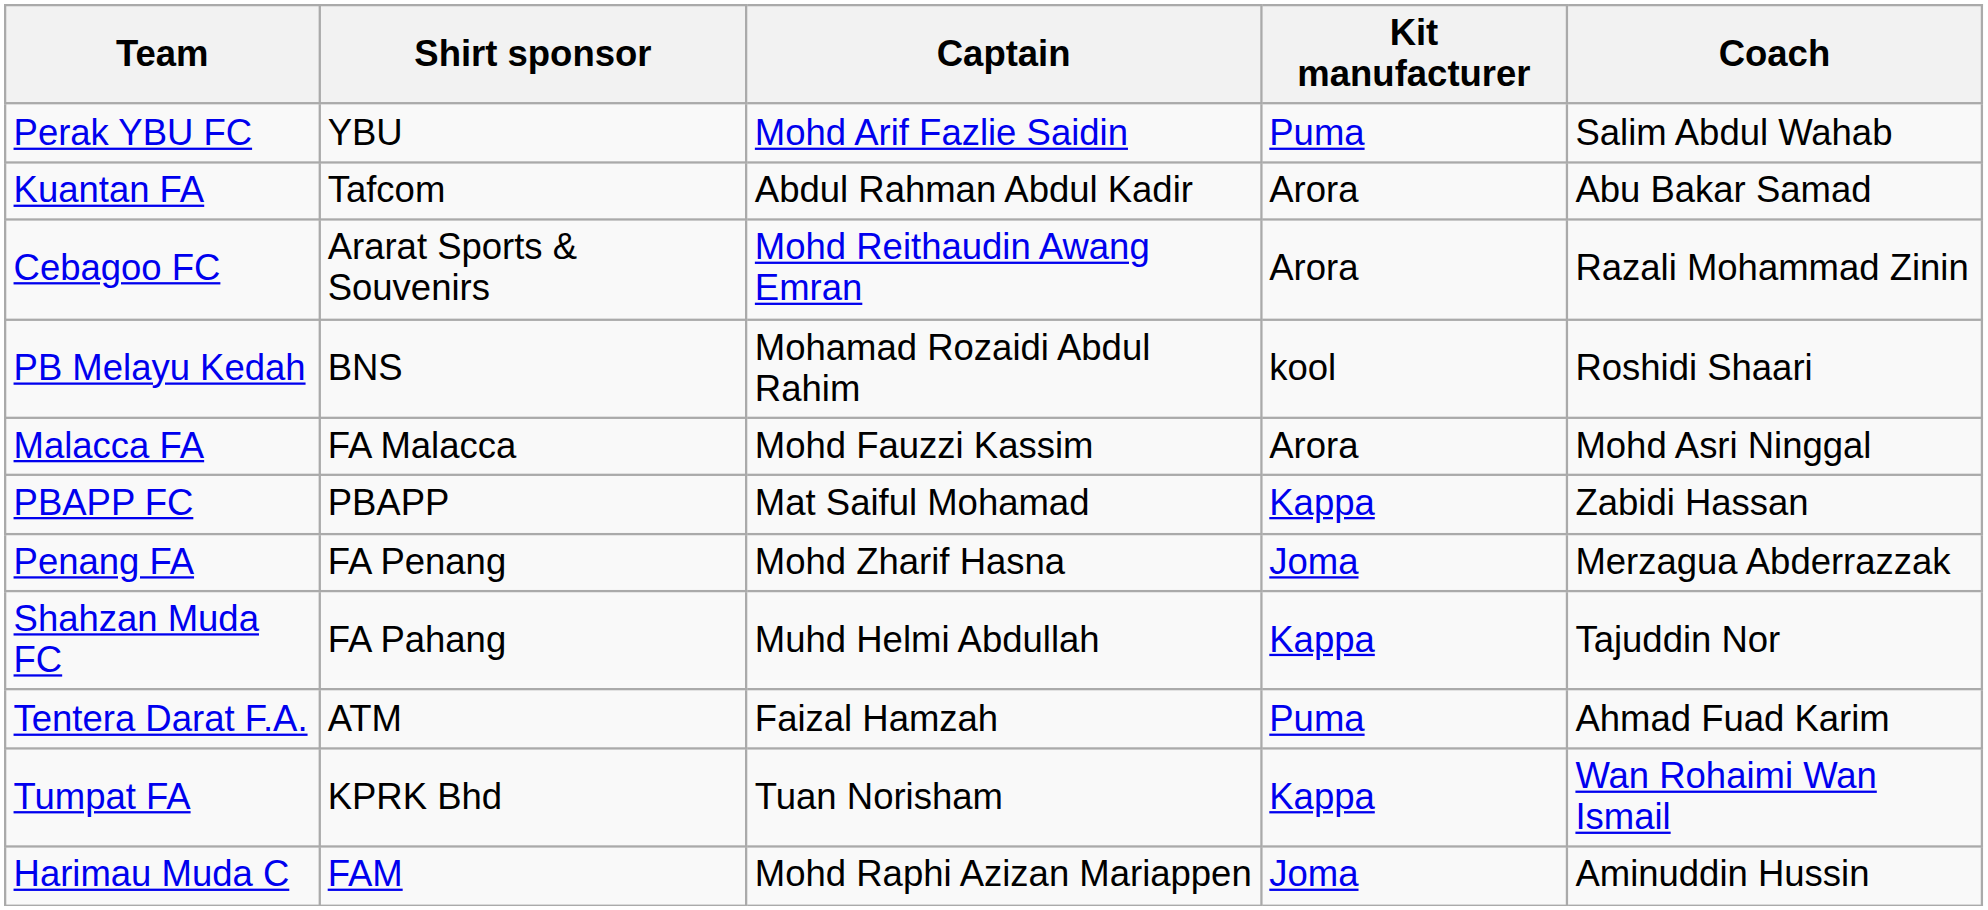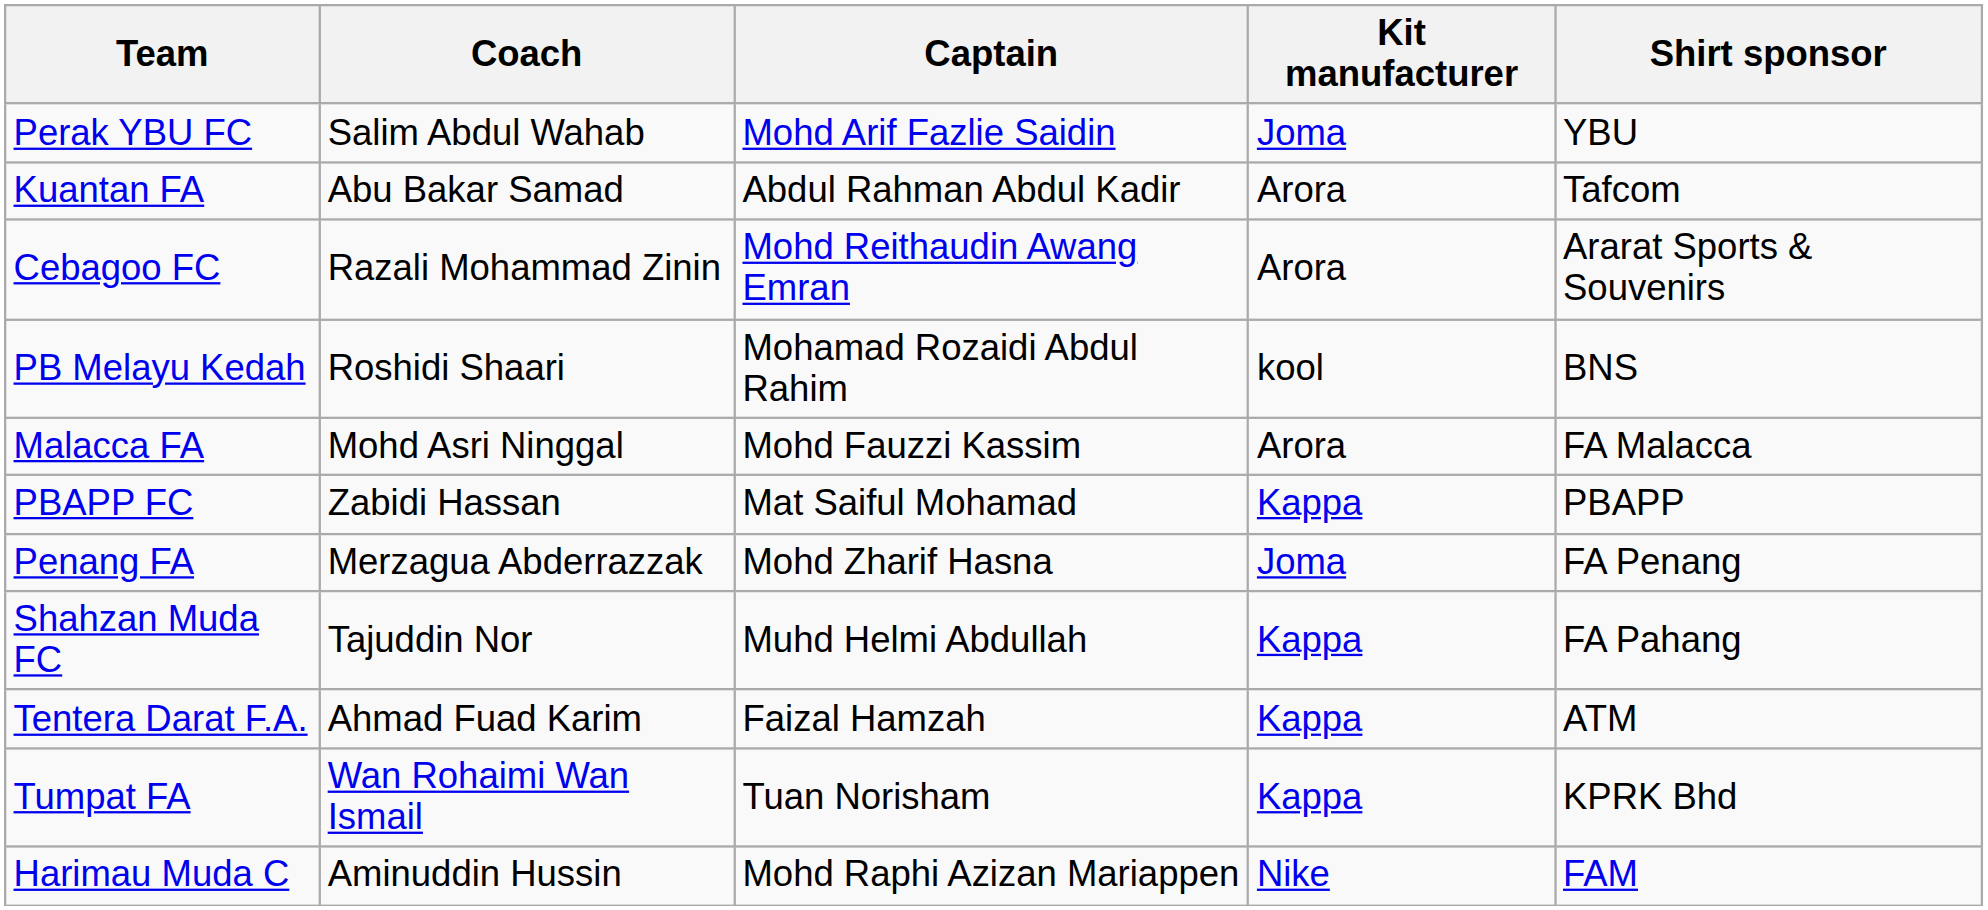columns swapped: (1774, 53) <-> (533, 53)
(1317, 132) Puma -> (1301, 132) Joma
(1317, 718) Puma -> (1310, 718) Kappa
(1314, 875) Joma -> (1293, 875) Nike
